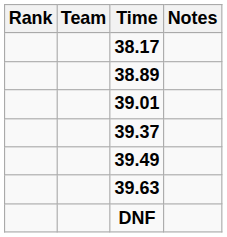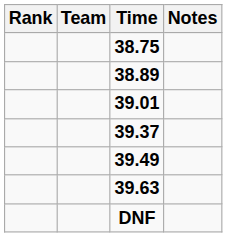- row: (137, 47)
+ row: (137, 47)
